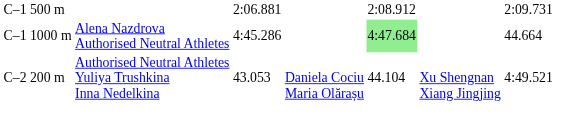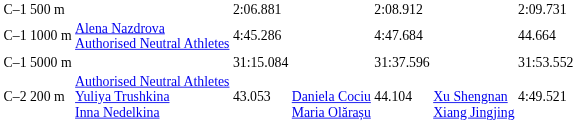(392, 36) lightgreen background -> (399, 36) no background
+ row: (38, 62)
